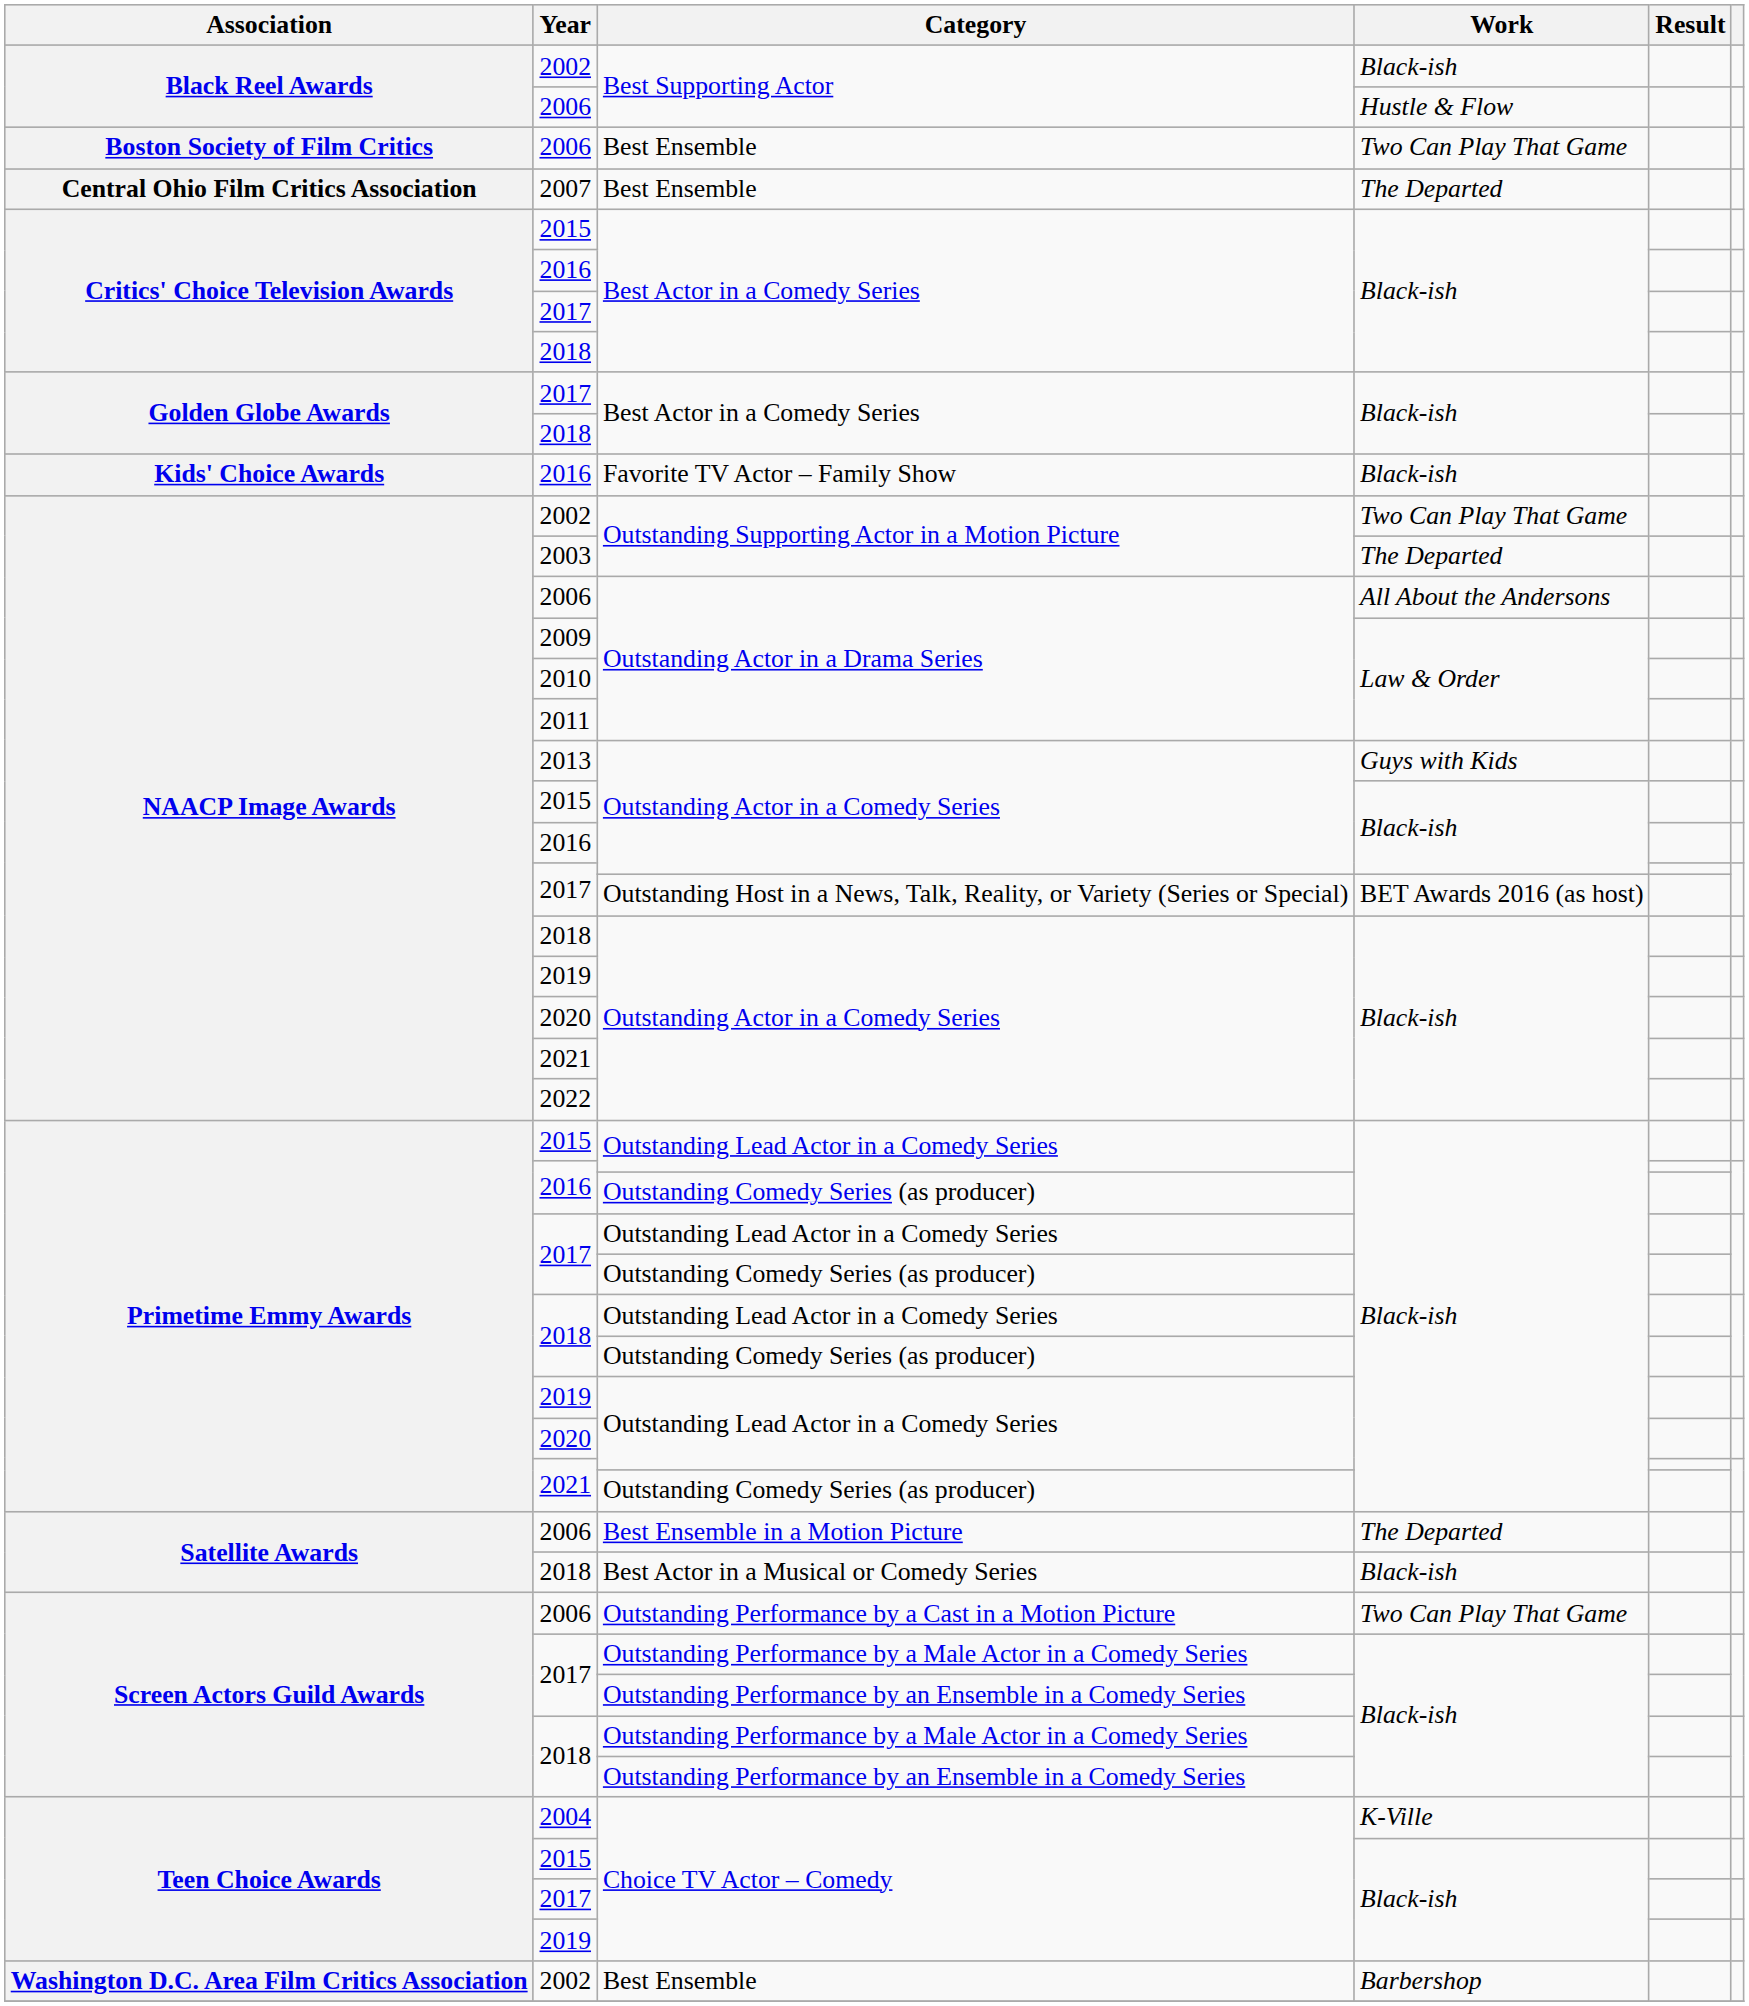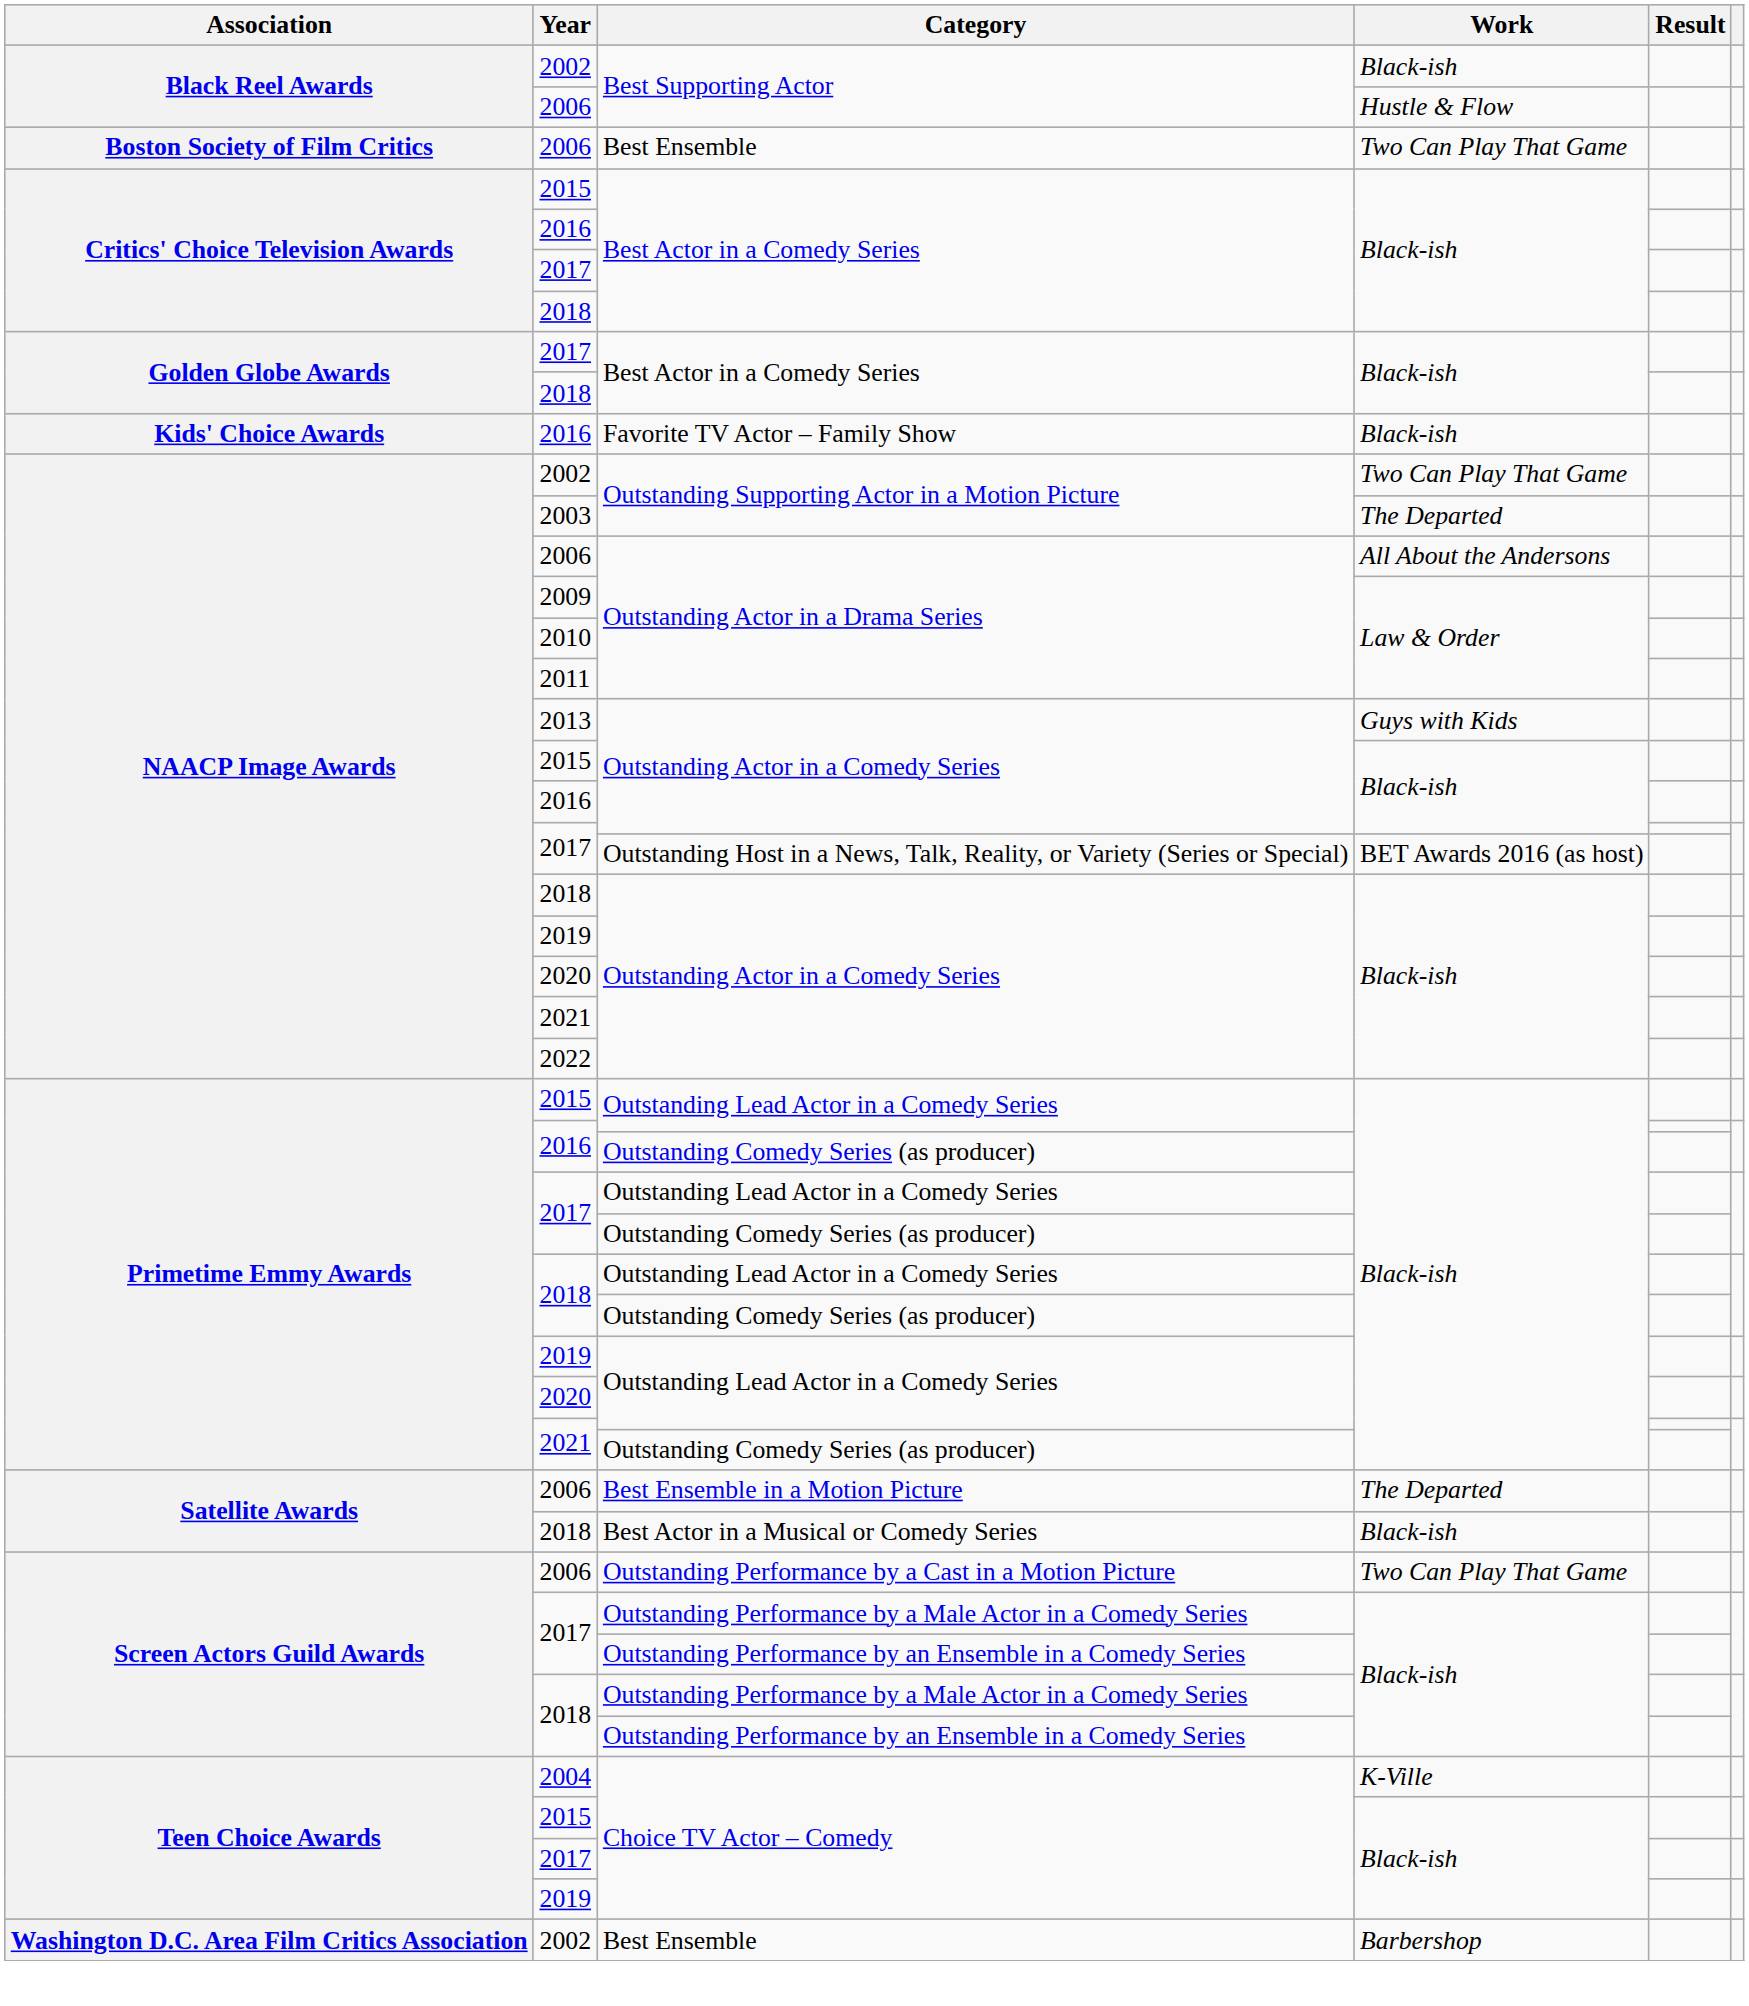- row: (565, 188)
